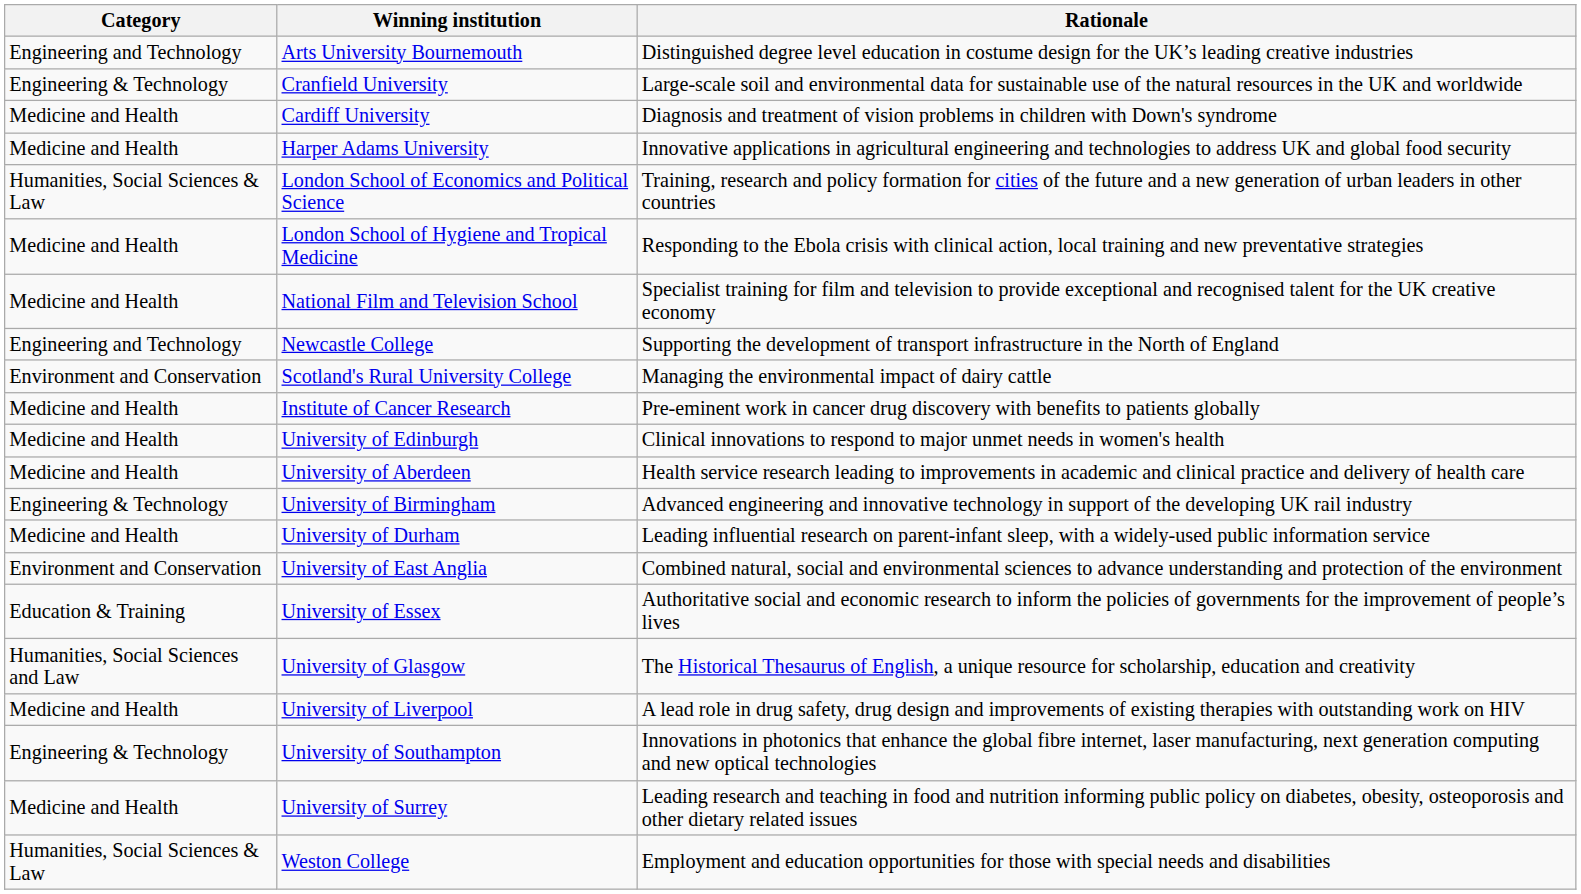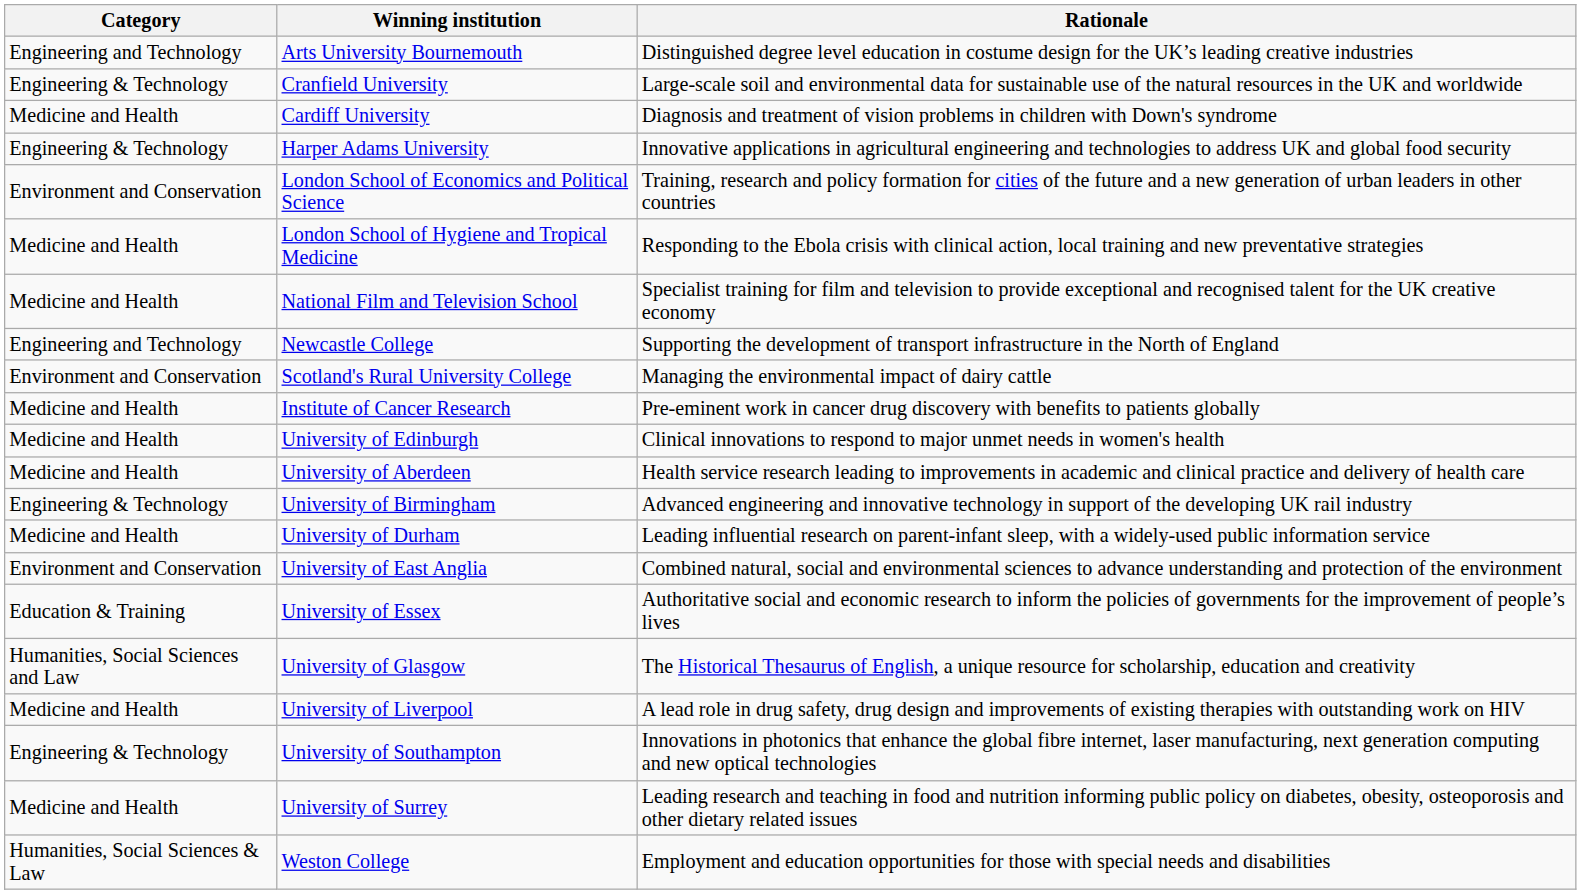(94, 148) Medicine and Health -> (119, 148) Engineering & Technology
(134, 191) Humanities, Social Sciences & Law -> (135, 191) Environment and Conservation
